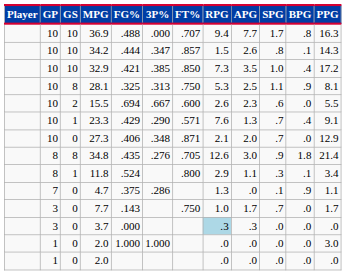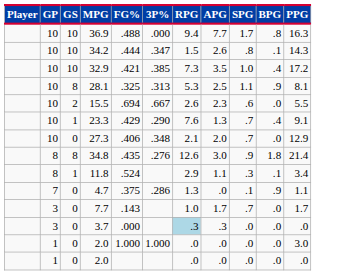- column: (188, 14)
